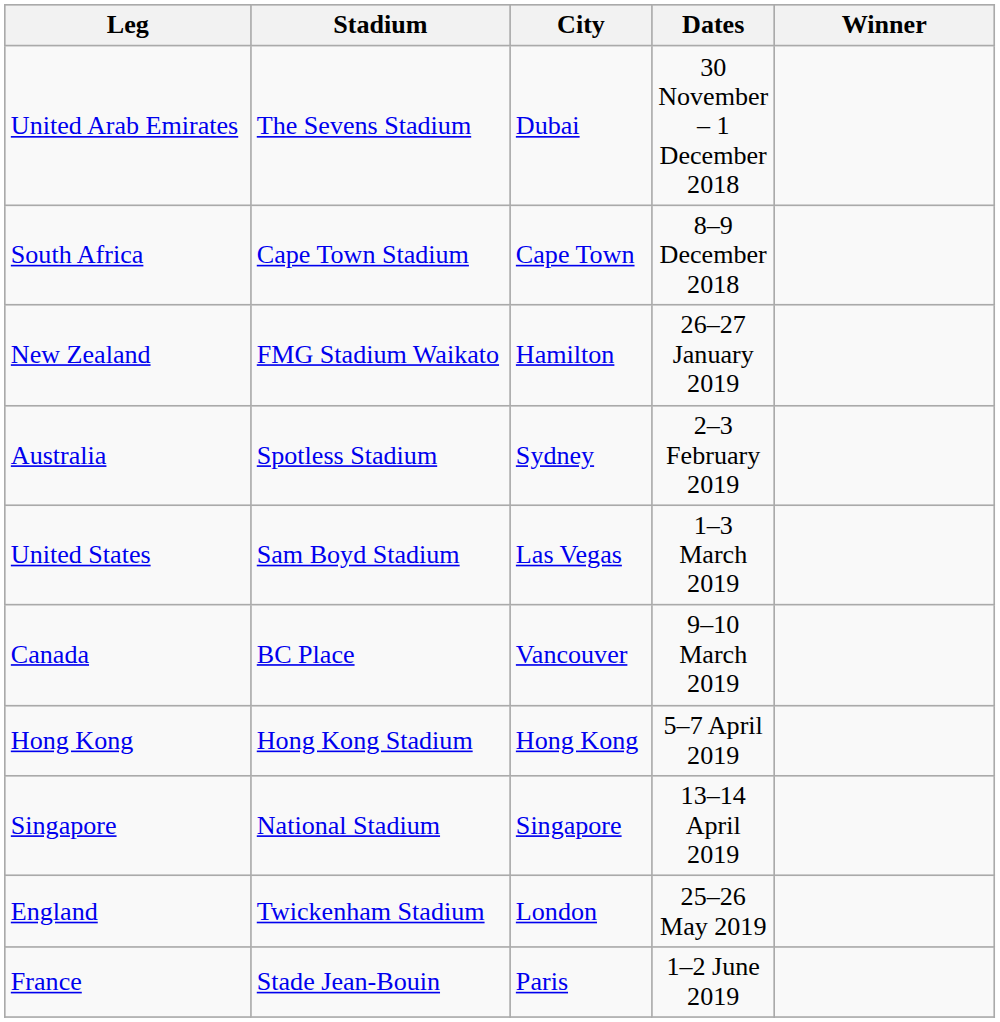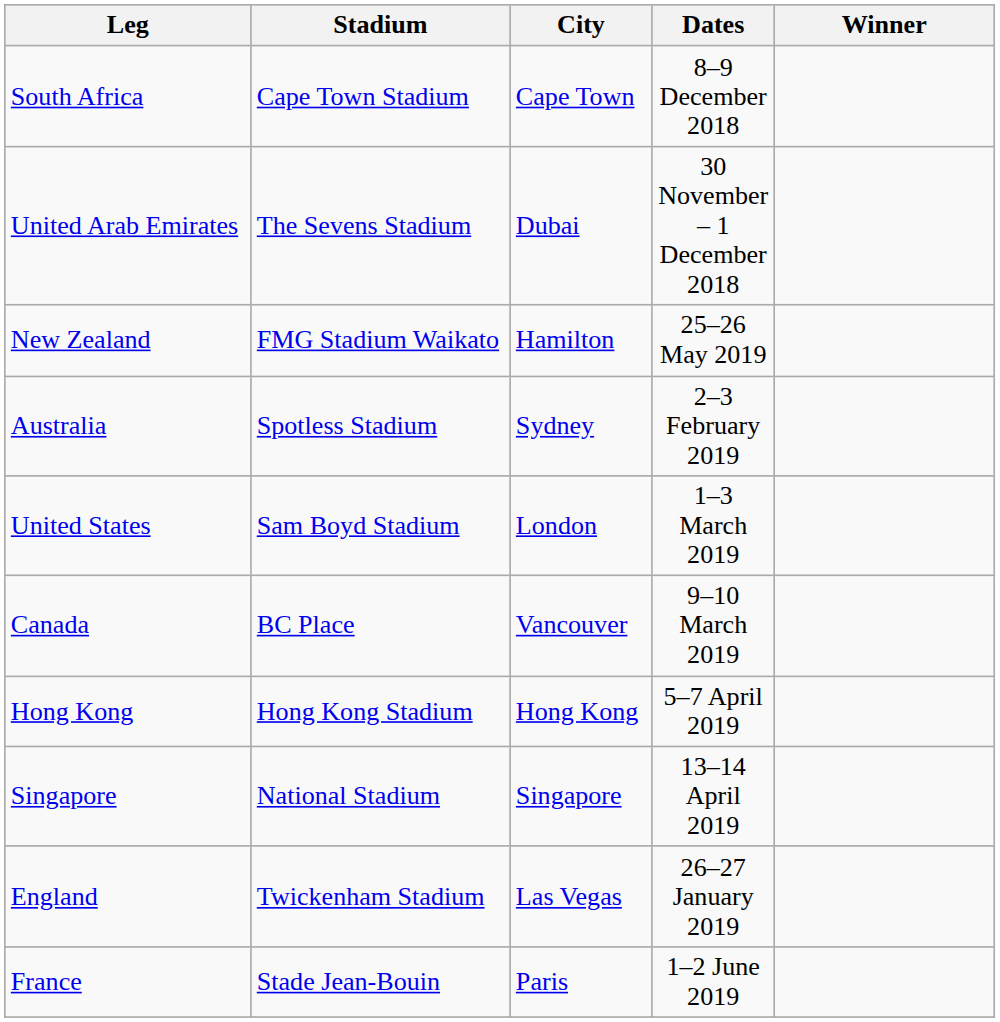rows swapped: (125, 125) <-> (77, 254)
(713, 354) 26–27 January 2019 -> (713, 339) 25–26 May 2019
(569, 554) Las Vegas -> (556, 525) London
(556, 910) London -> (569, 896) Las Vegas
(713, 910) 25–26 May 2019 -> (713, 896) 26–27 January 2019
